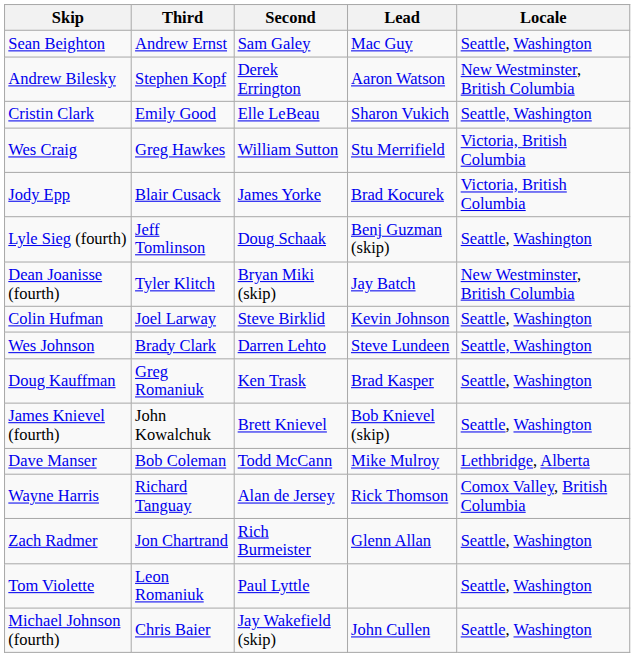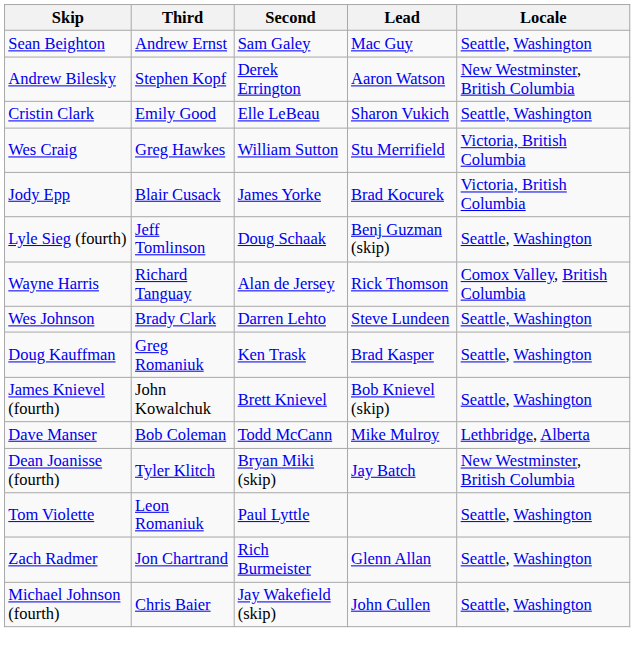rows swapped: (54, 496) <-> (55, 283)
- row: (56, 319)
rows swapped: (53, 541) <-> (51, 585)
